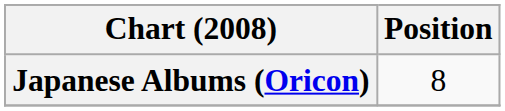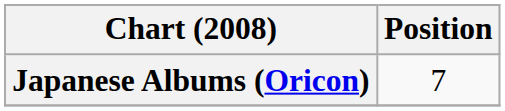(438, 79) 8 -> (438, 79) 7
